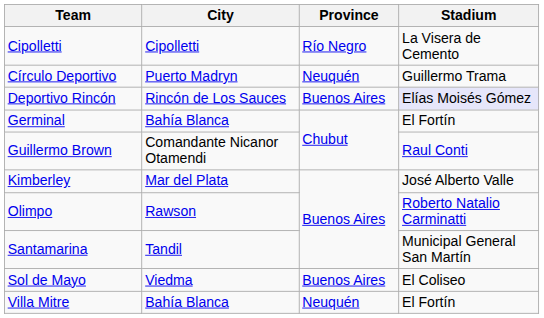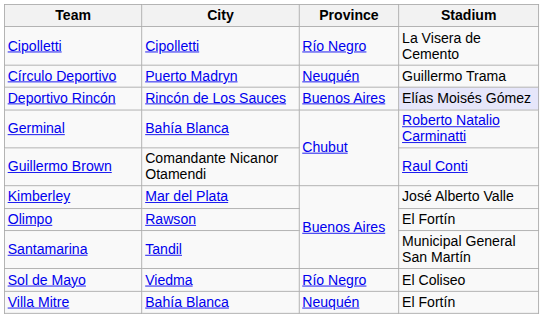(429, 120) El Fortín -> (451, 128) Roberto Natalio Carminatti
(451, 211) Roberto Natalio Carminatti -> (429, 219) El Fortín
(344, 279) Buenos Aires -> (334, 279) Río Negro
